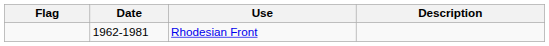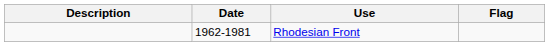columns swapped: (47, 13) <-> (450, 13)
